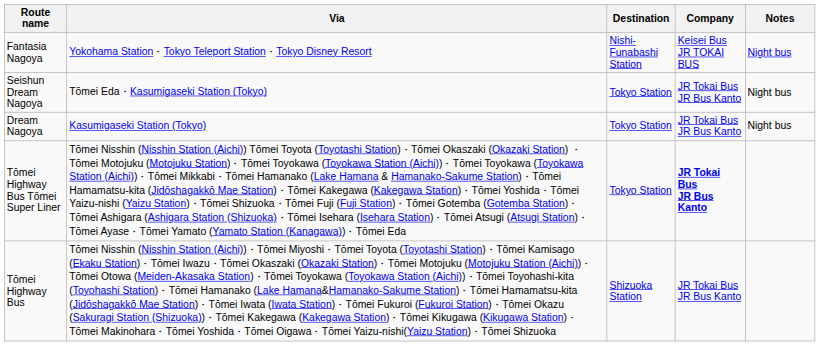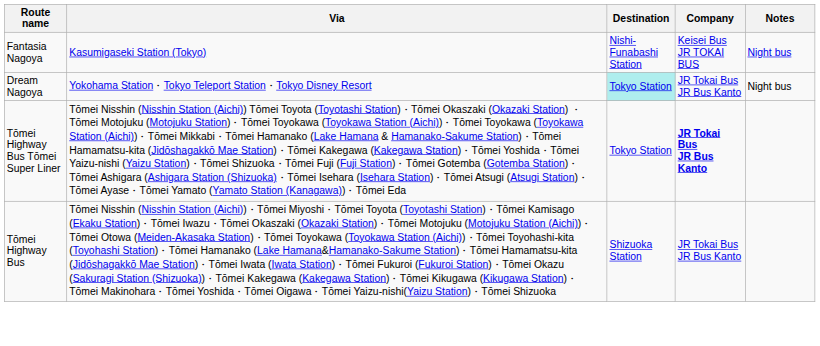(220, 52) Yokohama Station・Tokyo Teleport Station・Tokyo Disney Resort -> (138, 52) Kasumigaseki Station (Tokyo)
- row: (26, 92)
(138, 126) Kasumigaseki Station (Tokyo) -> (220, 86) Yokohama Station・Tokyo Teleport Station・Tokyo Disney Resort
(641, 126) no background -> (641, 86) paleturquoise background
